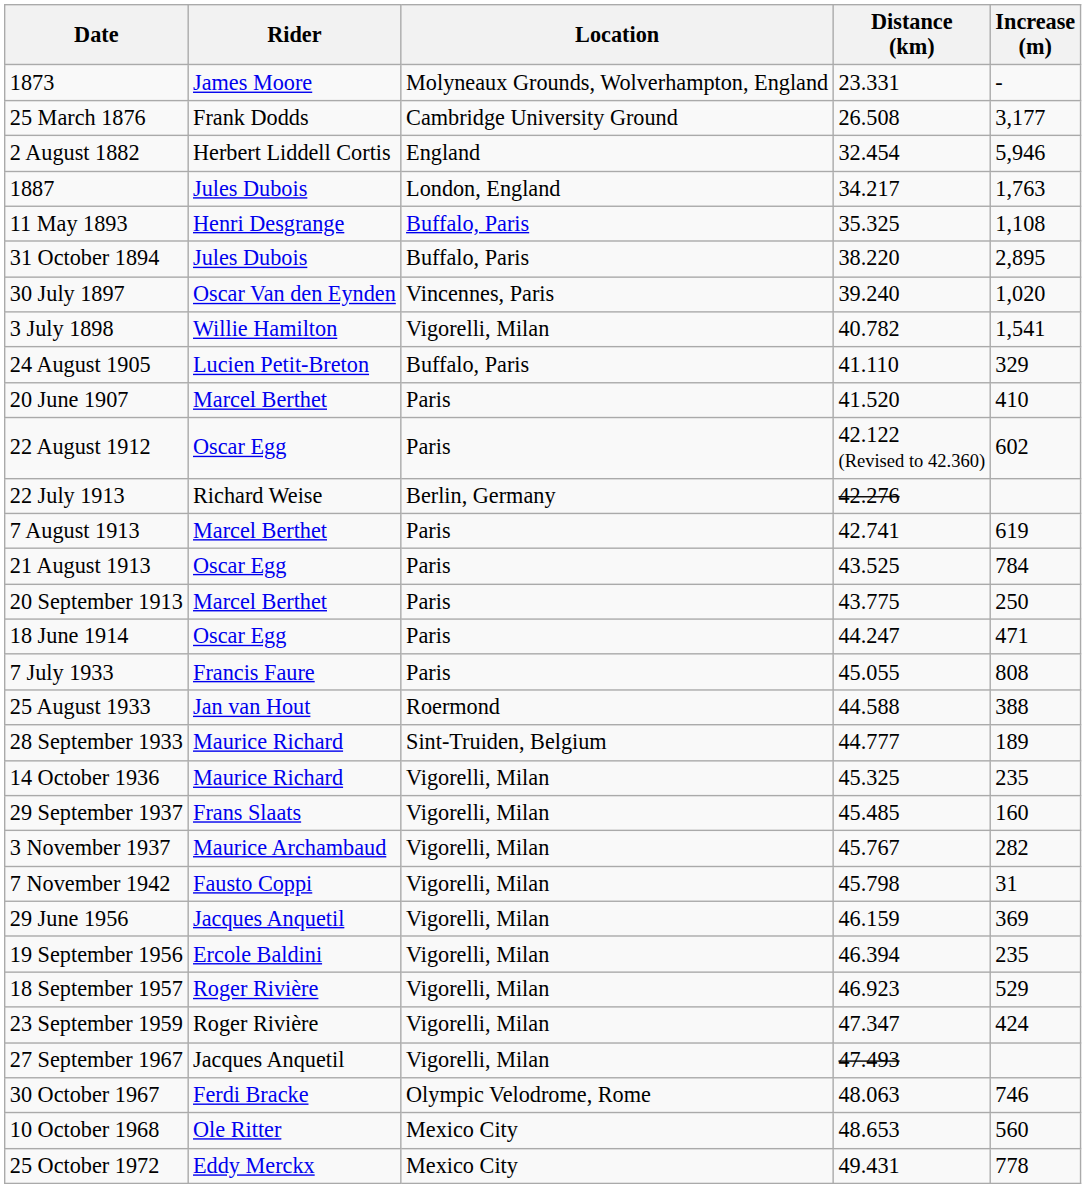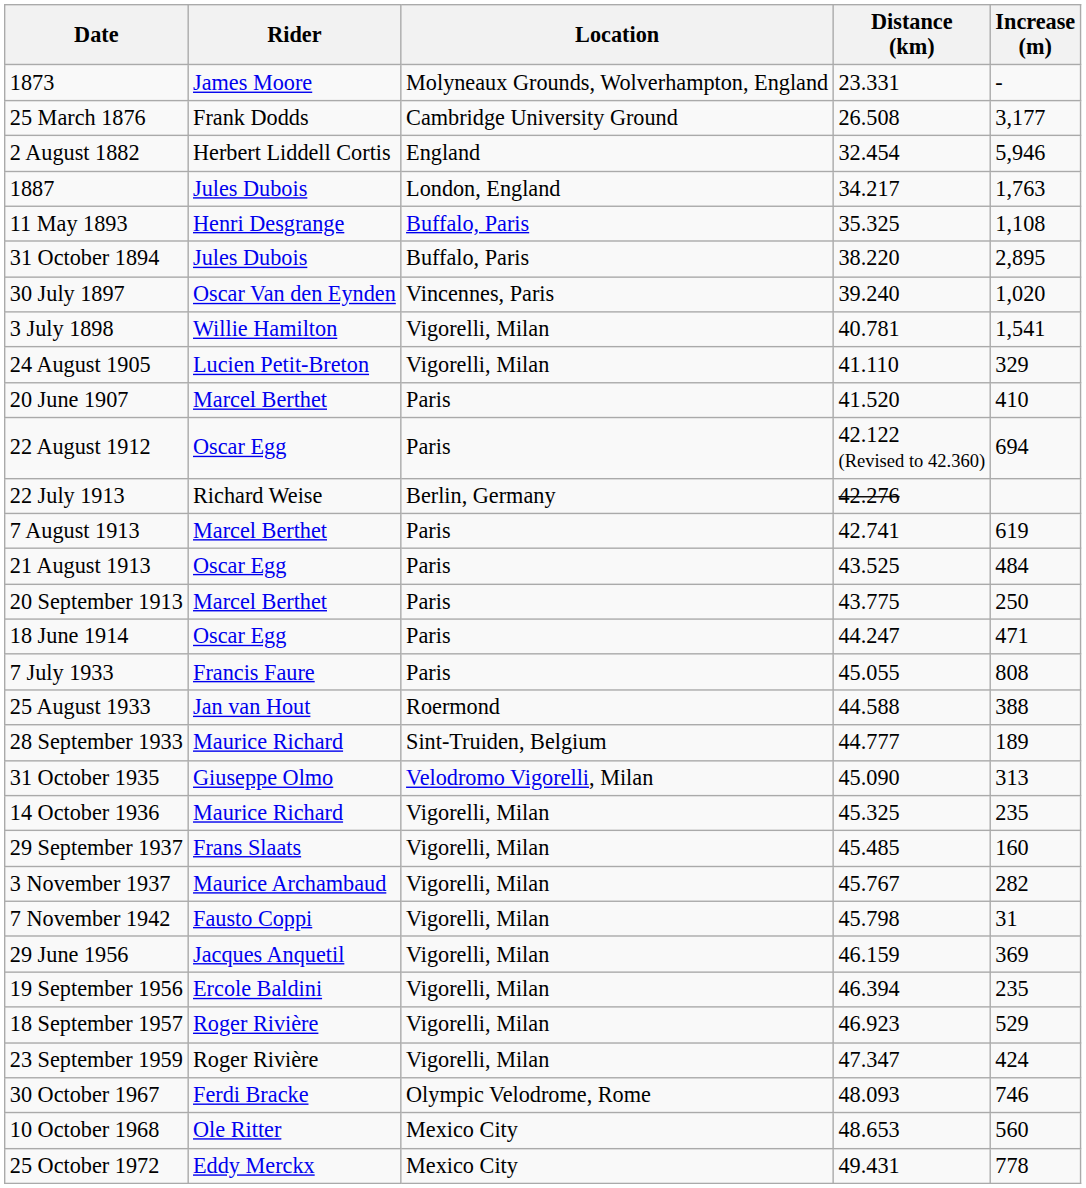(869, 329) 40.782 -> (869, 329) 40.781
(468, 364) Buffalo, Paris -> (478, 364) Vigorelli, Milan
(1012, 447) 602 -> (1012, 447) 694
(1012, 565) 784 -> (1012, 565) 484
+ row: (85, 777)
- row: (96, 1059)
(869, 1095) 48.063 -> (869, 1095) 48.093
